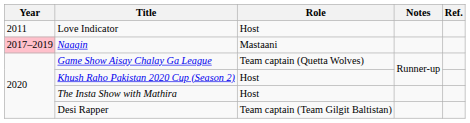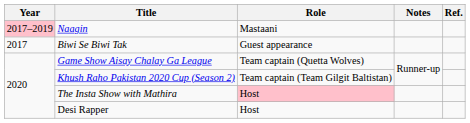- row: (88, 28)
+ row: (92, 45)
(249, 77) Host -> (316, 77) Team captain (Team Gilgit Baltistan)
(249, 93) no background -> (249, 93) pink background
(316, 110) Team captain (Team Gilgit Baltistan) -> (249, 110) Host
